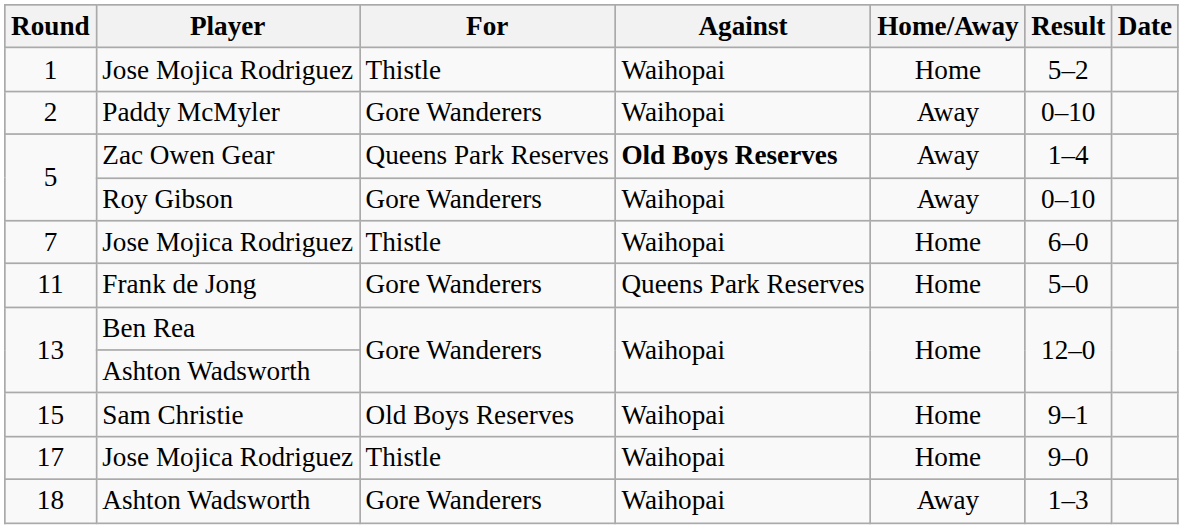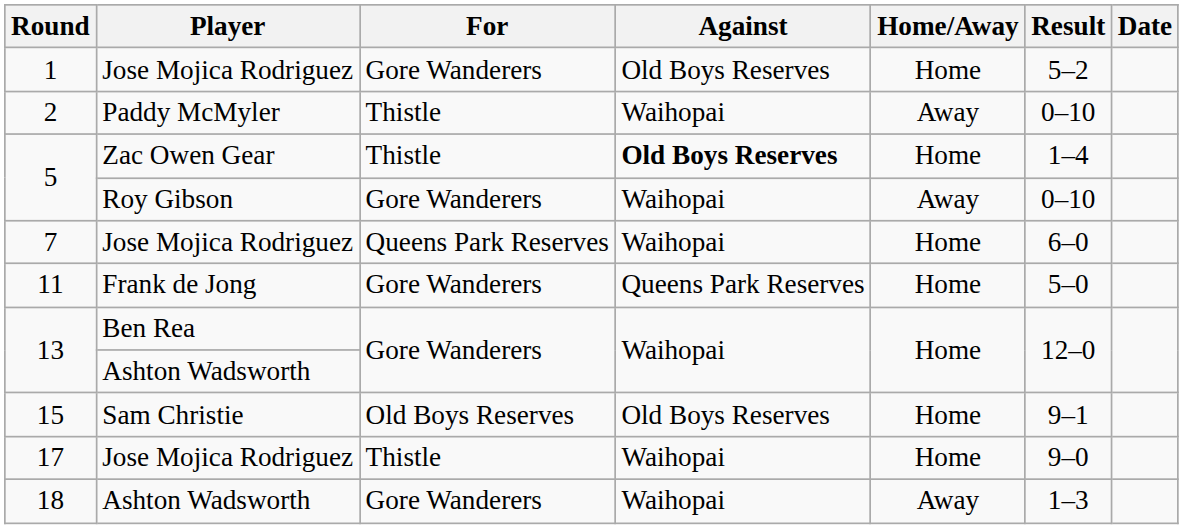(403, 69) Thistle -> (454, 69) Gore Wanderers
(673, 69) Waihopai -> (726, 69) Old Boys Reserves
(454, 112) Gore Wanderers -> (403, 112) Thistle
(487, 155) Queens Park Reserves -> (403, 155) Thistle
(948, 155) Away -> (948, 155) Home
(403, 241) Thistle -> (487, 241) Queens Park Reserves
(673, 414) Waihopai -> (726, 414) Old Boys Reserves
